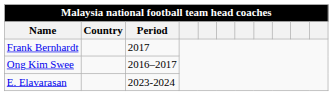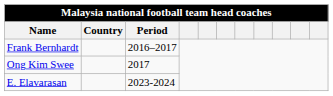(139, 47) 2017 -> (152, 47) 2016–2017
(152, 64) 2016–2017 -> (139, 64) 2017
